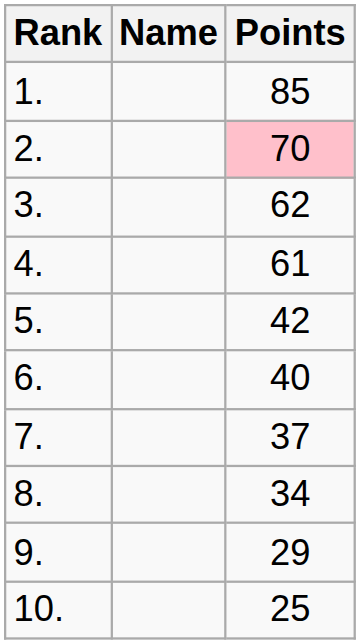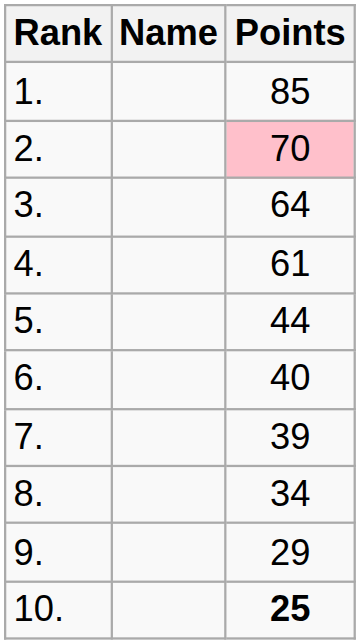(290, 206) 62 -> (290, 206) 64
(290, 321) 42 -> (290, 321) 44
(290, 436) 37 -> (290, 436) 39
(290, 609) normal -> (290, 609) bold
